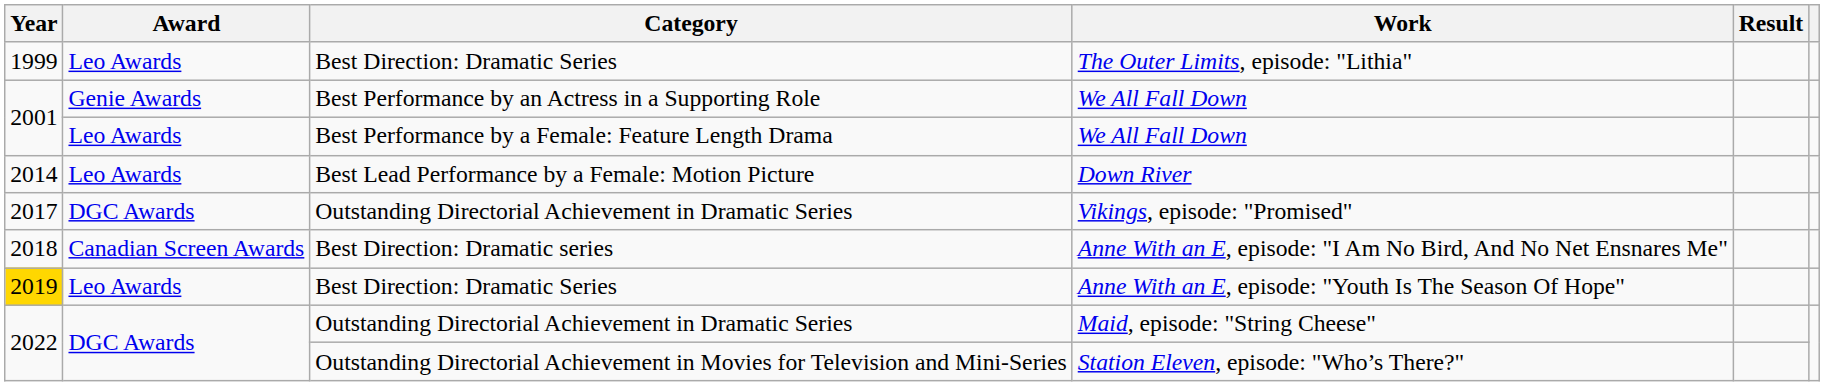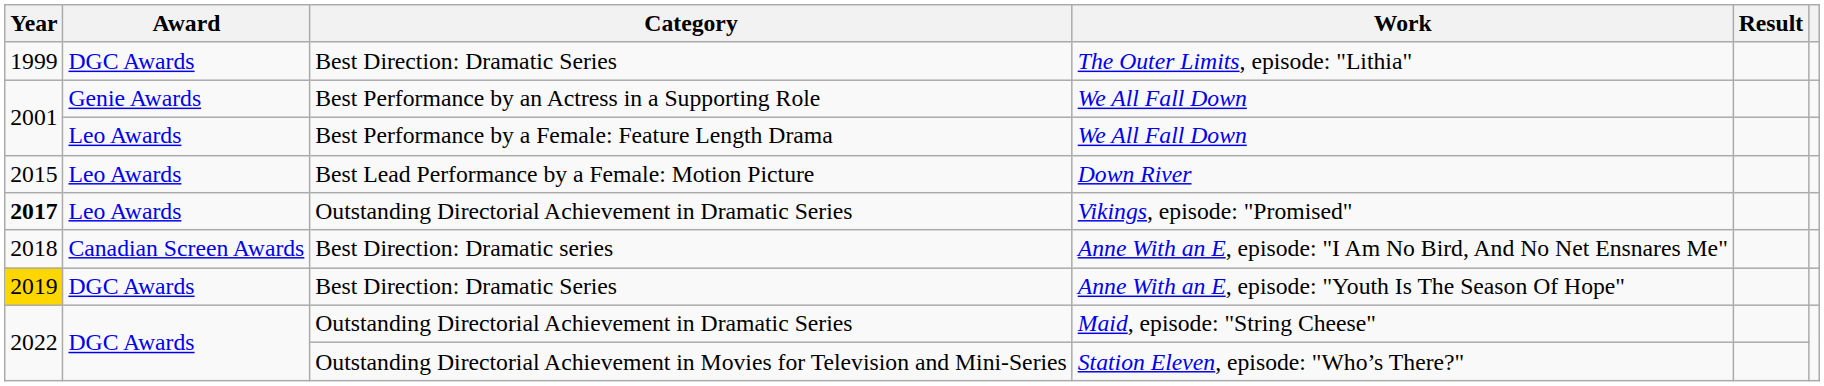(125, 60) Leo Awards -> (132, 60) DGC Awards
(34, 173) 2014 -> (34, 173) 2015
(34, 211) normal -> (34, 211) bold
(132, 211) DGC Awards -> (125, 211) Leo Awards
(125, 286) Leo Awards -> (132, 286) DGC Awards
